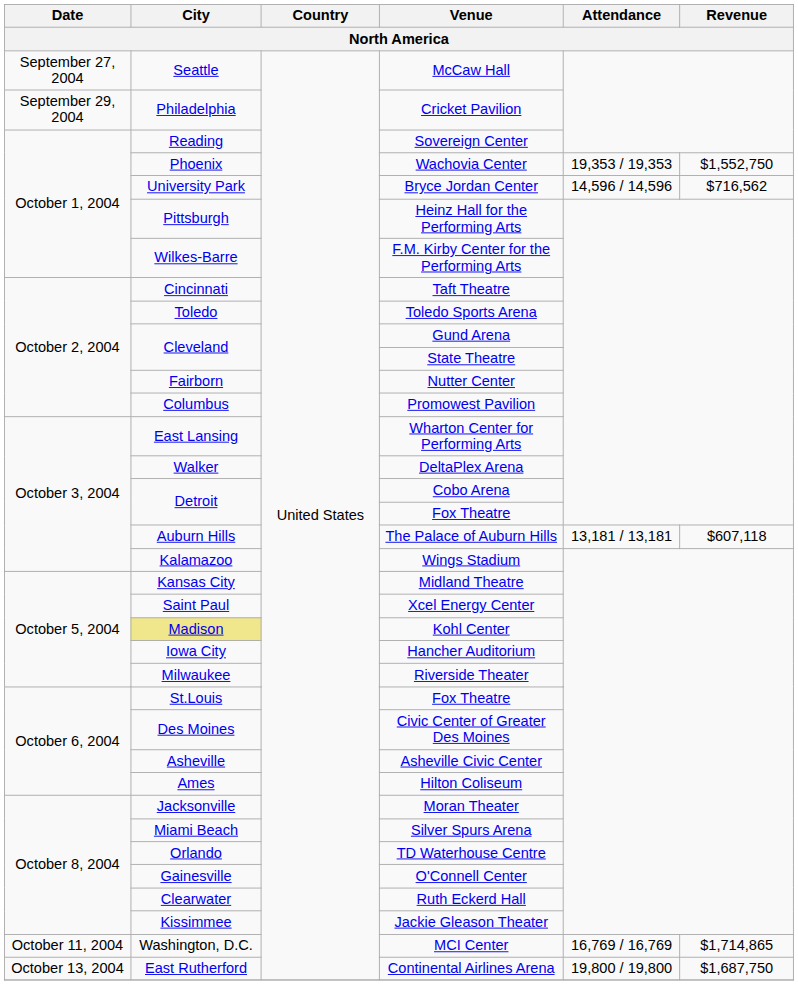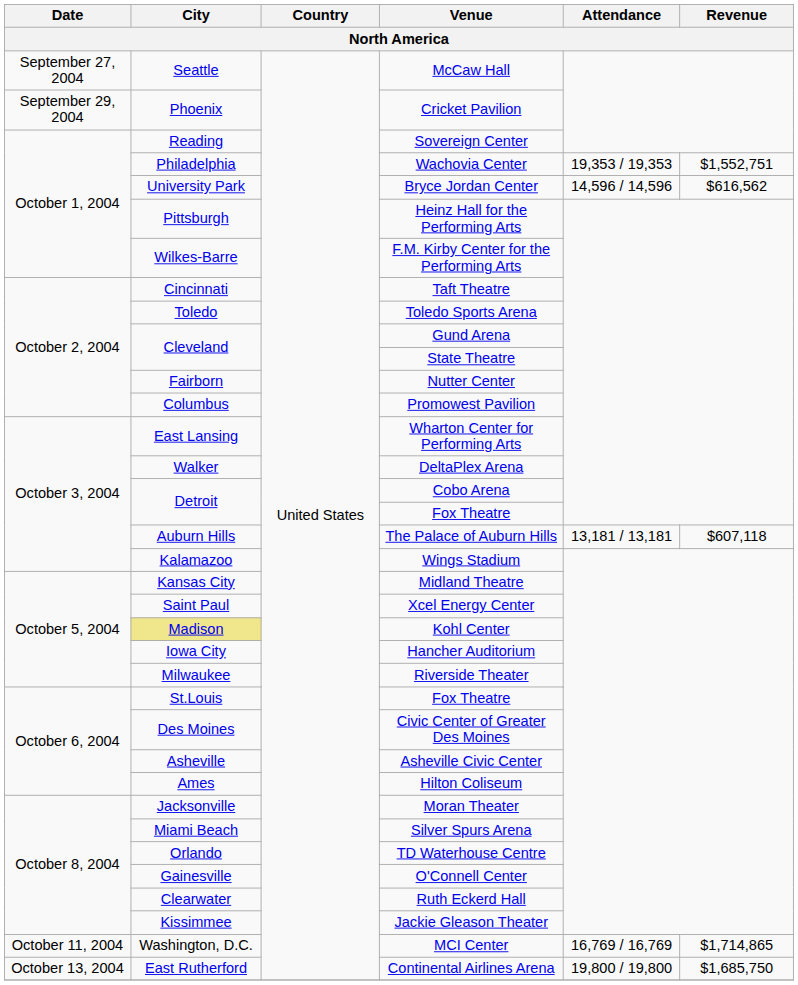(196, 109) Philadelphia -> (196, 109) Phoenix
(196, 164) Phoenix -> (196, 164) Philadelphia
(737, 164) $1,552,750 -> (737, 164) $1,552,751
(737, 187) $716,562 -> (737, 187) $616,562
(737, 968) $1,687,750 -> (737, 968) $1,685,750
